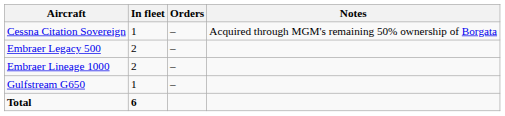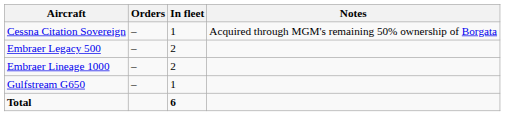columns swapped: (148, 13) <-> (187, 13)
